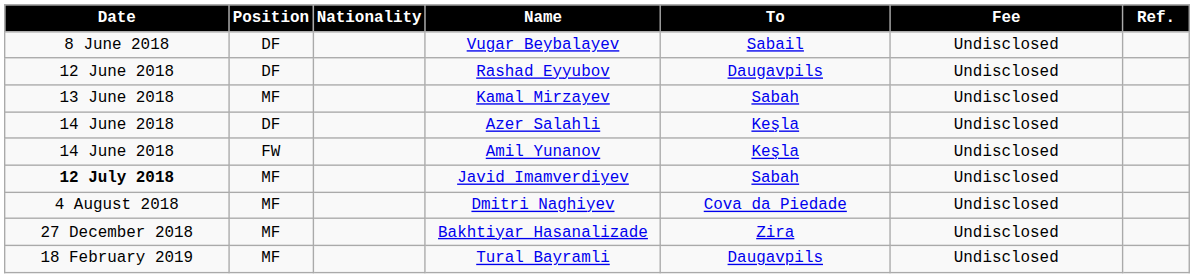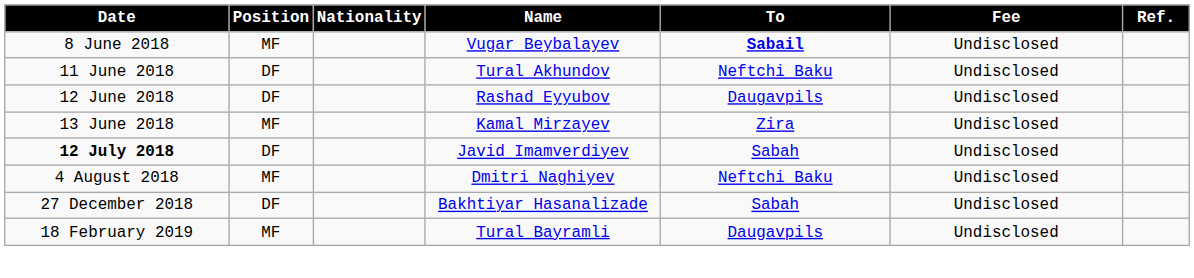(271, 44) DF -> (271, 44) MF
(775, 44) normal -> (775, 44) bold
+ row: (543, 71)
(775, 98) Sabah -> (775, 125) Zira
- row: (543, 125)
- row: (543, 151)
(271, 178) MF -> (271, 151) DF
(775, 205) Cova da Piedade -> (775, 178) Neftchi Baku
(271, 232) MF -> (271, 205) DF
(775, 232) Zira -> (775, 205) Sabah
